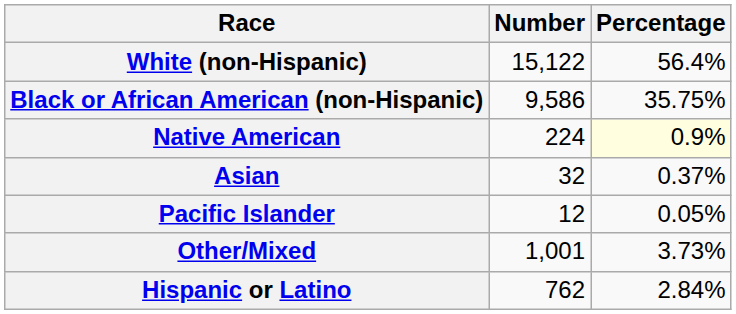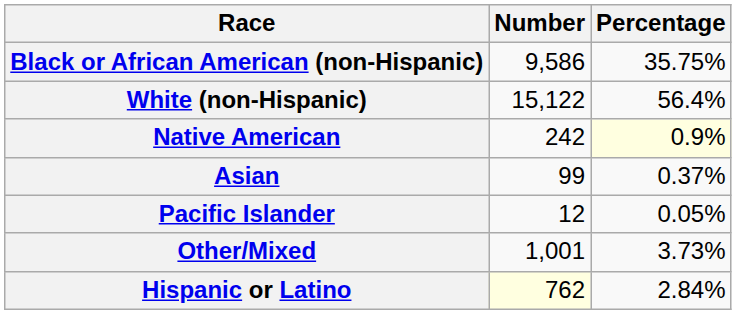rows swapped: (247, 61) <-> (247, 99)
(565, 137) 224 -> (565, 137) 242
(572, 175) 32 -> (572, 175) 99
(565, 289) no background -> (565, 289) lightyellow background
